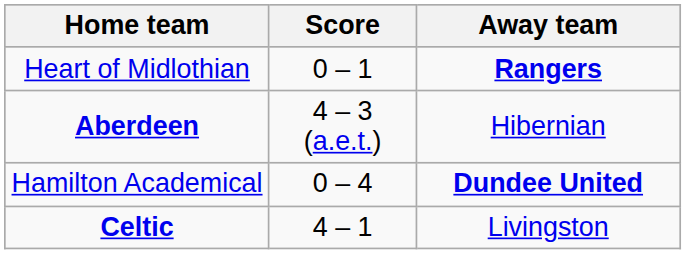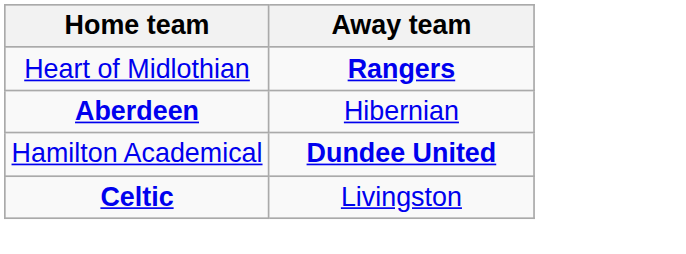- column: (343, 25)
